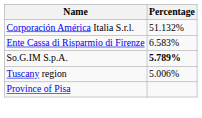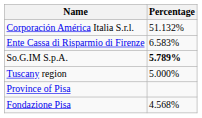(164, 74) 5.006% -> (164, 74) 5.000%
+ row: (39, 105)
